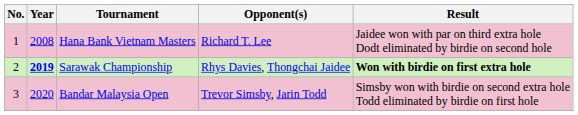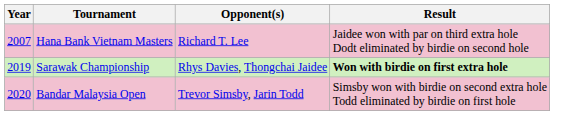- column: (16, 14)
(42, 41) 2008 -> (19, 41) 2007
(42, 67) bold -> (19, 67) normal
